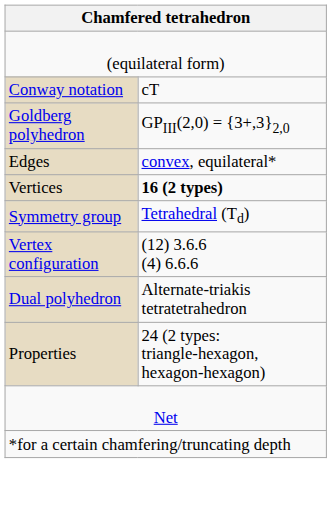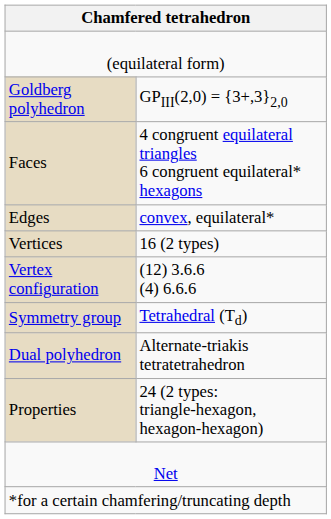- row: (66, 89)
+ row: (28, 163)
(182, 187) bold -> (179, 243) normal
rows swapped: (54, 254) <-> (65, 216)
